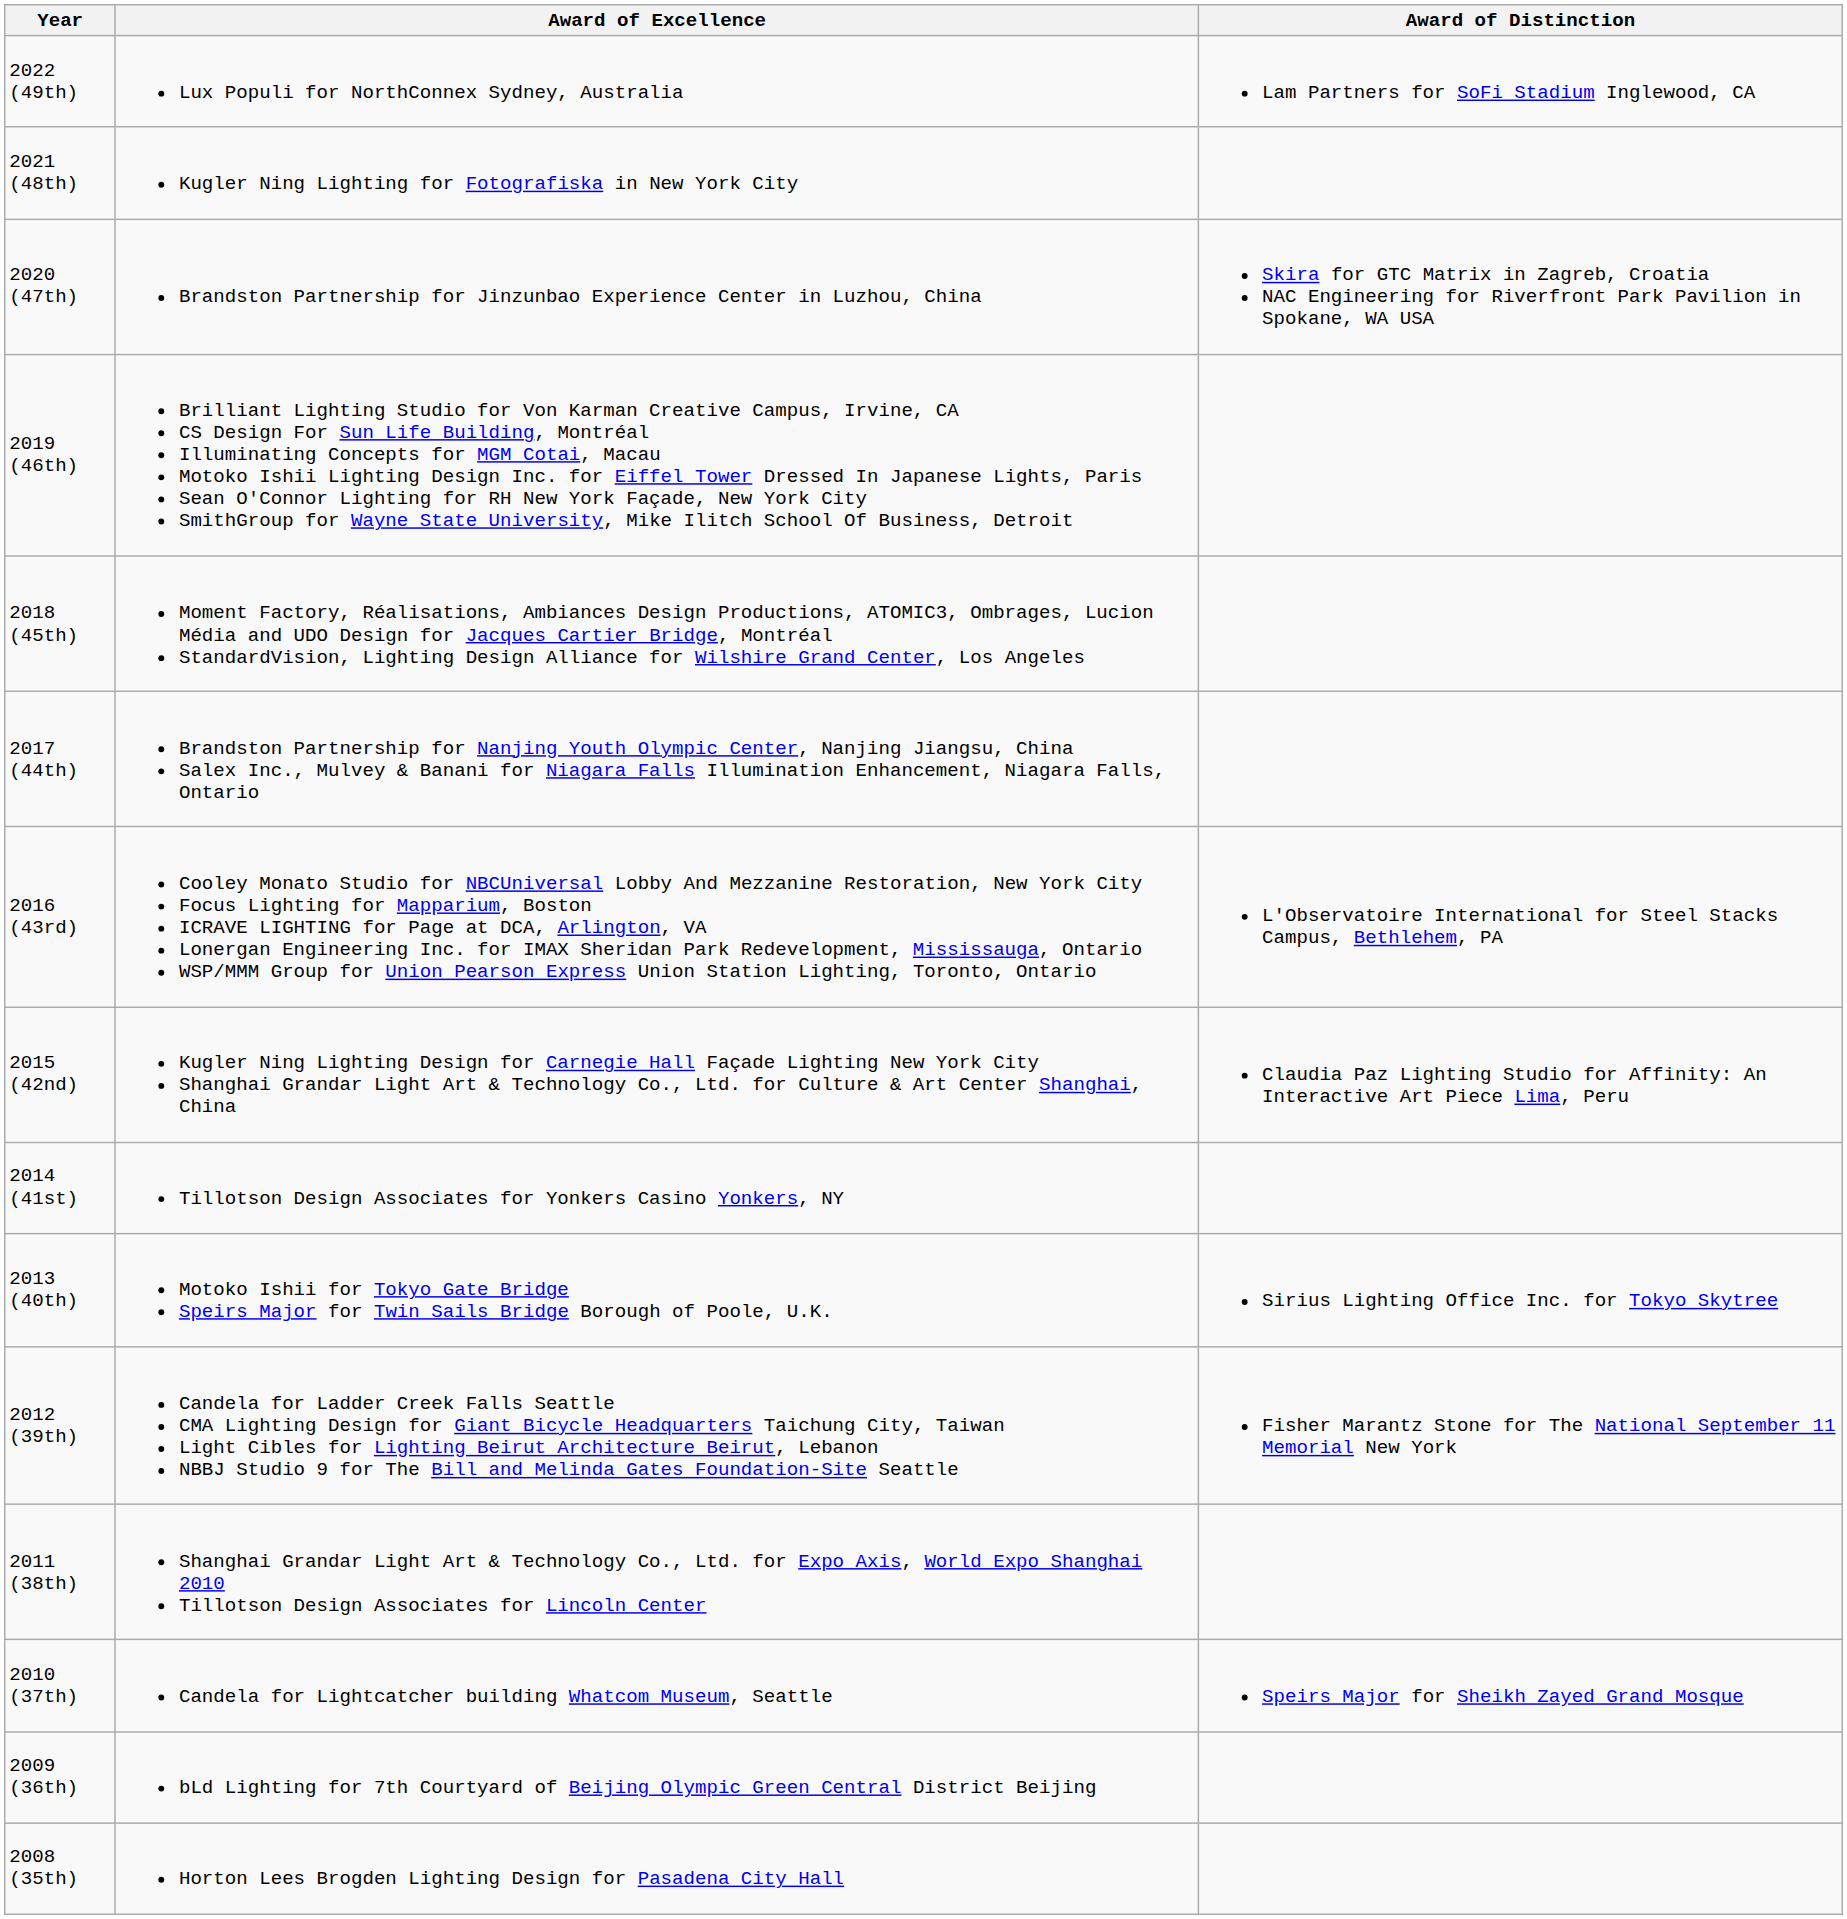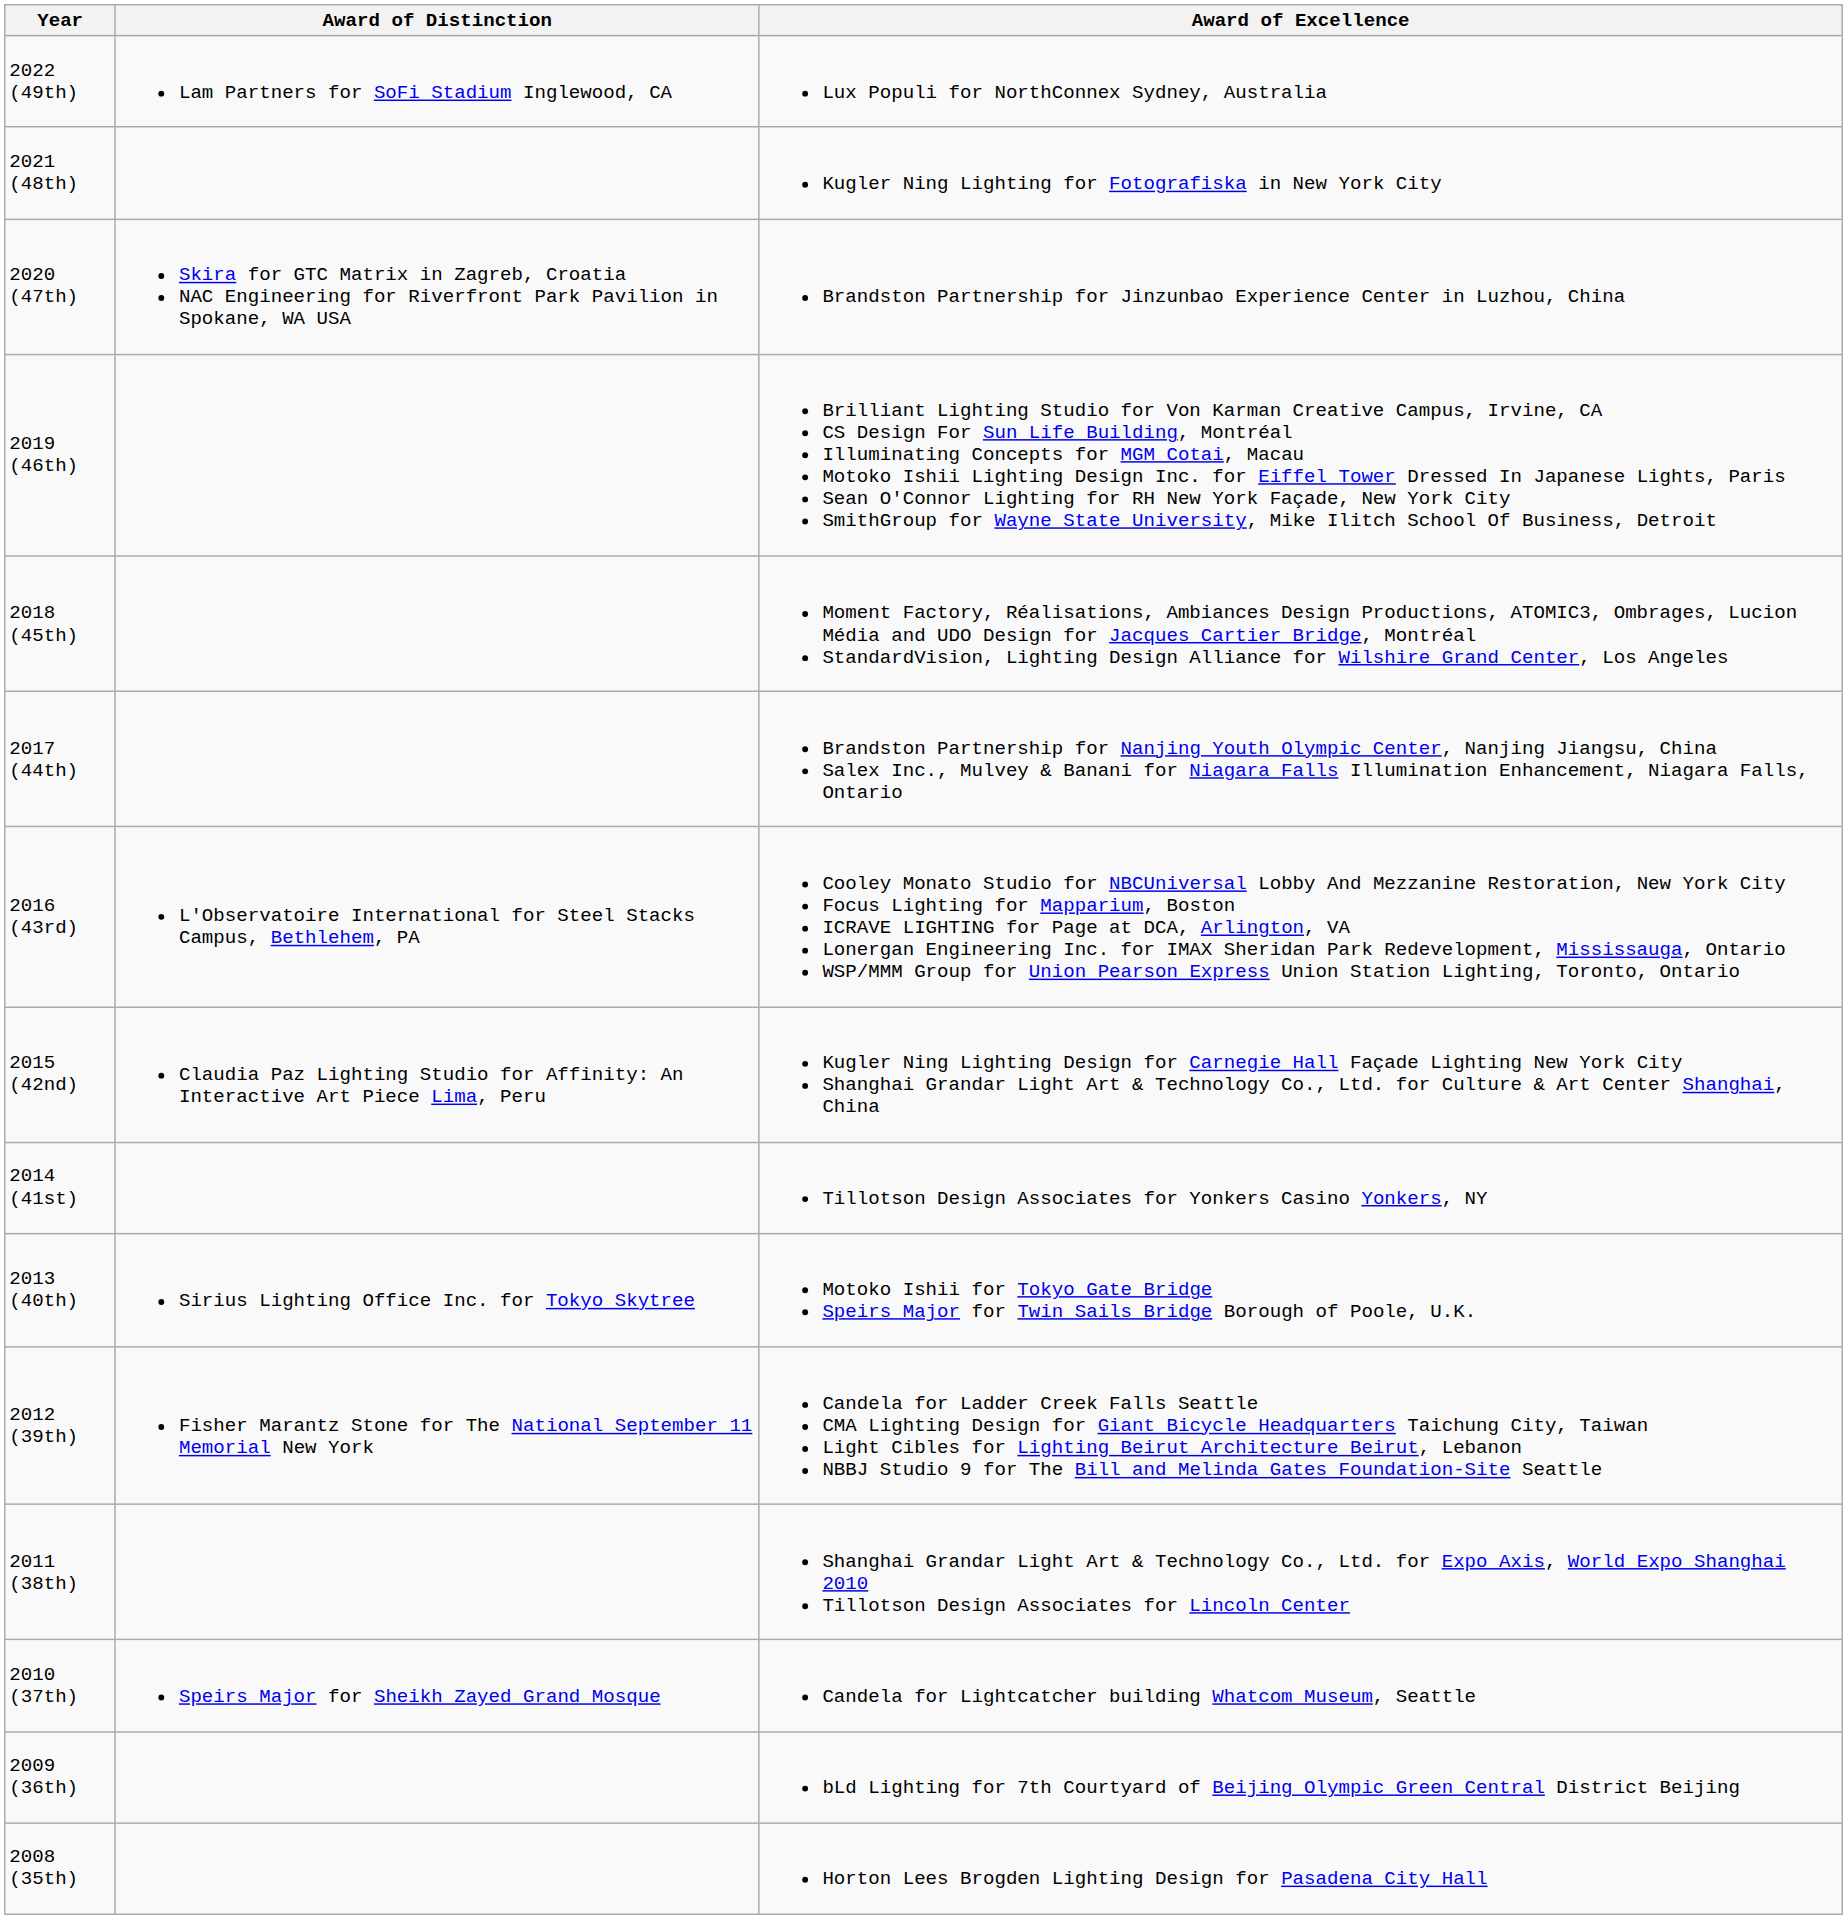columns swapped: (1520, 20) <-> (657, 20)
